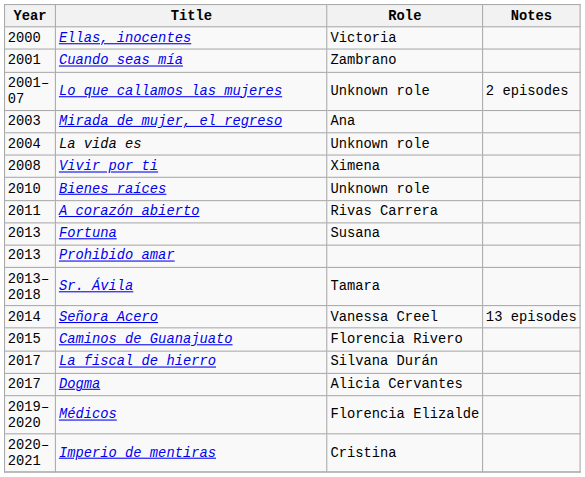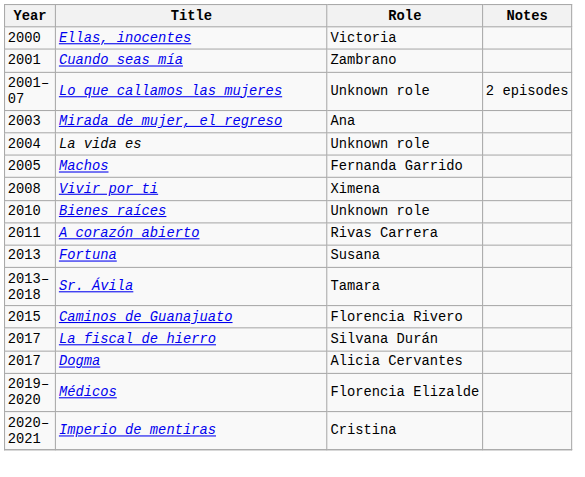+ row: (84, 166)
- row: (117, 256)
- row: (109, 317)
